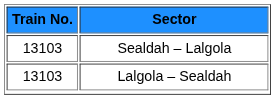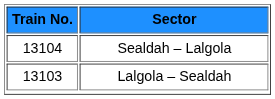(42, 48) 13103 -> (42, 48) 13104
